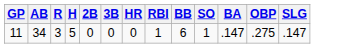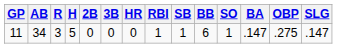+ column: (183, 14)
